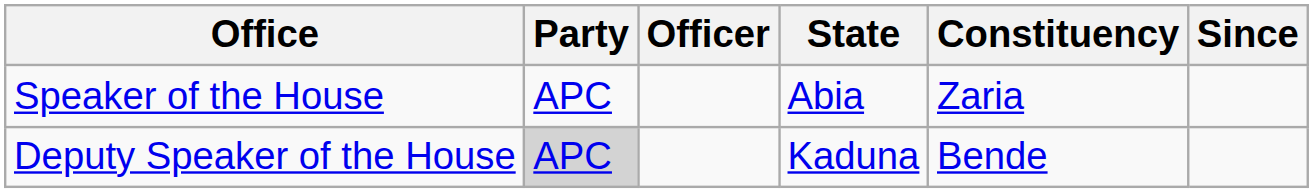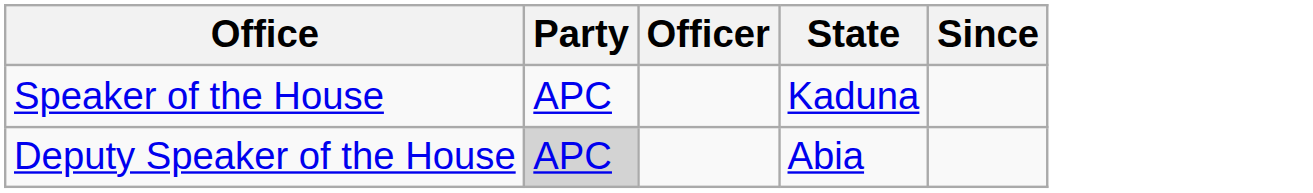- column: (1058, 34)
(826, 95) Abia -> (853, 95) Kaduna
(853, 156) Kaduna -> (826, 156) Abia
